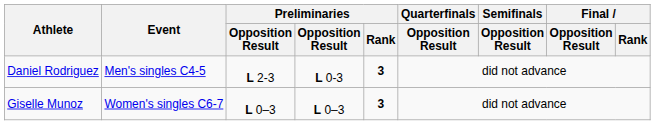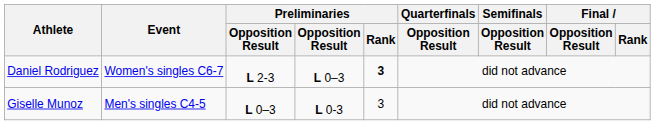(155, 72) Men's singles C4-5 -> (164, 72) Women's singles C6-7
(329, 79) L 0-3 -> (329, 79) L 0–3
(164, 104) Women's singles C6-7 -> (155, 104) Men's singles C4-5
(329, 111) L 0–3 -> (329, 111) L 0-3
(381, 104) bold -> (381, 104) normal
